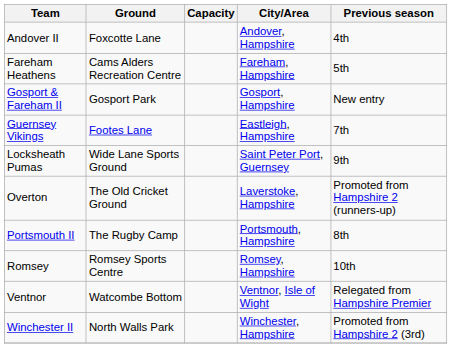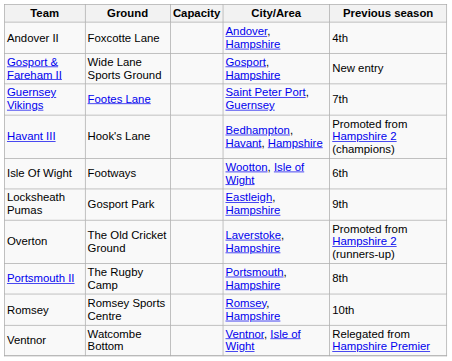- row: (31, 68)
(122, 99) Gosport Park -> (125, 68) Wide Lane Sports Ground
(267, 130) Eastleigh, Hampshire -> (267, 99) Saint Peter Port, Guernsey
+ row: (31, 136)
+ row: (39, 173)
(134, 161) Wide Lane Sports Ground -> (121, 204) Gosport Park
(281, 161) Saint Peter Port, Guernsey -> (253, 204) Eastleigh, Hampshire
- row: (40, 327)
